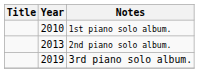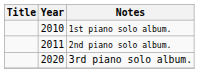(52, 44) 2013 -> (52, 44) 2011
(52, 60) 2019 -> (52, 60) 2020
